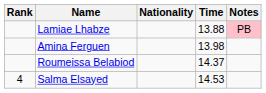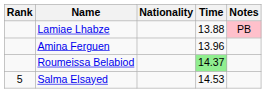(211, 46) 13.98 -> (211, 46) 13.96
(211, 63) no background -> (211, 63) lightgreen background
(20, 79) 4 -> (20, 79) 5
